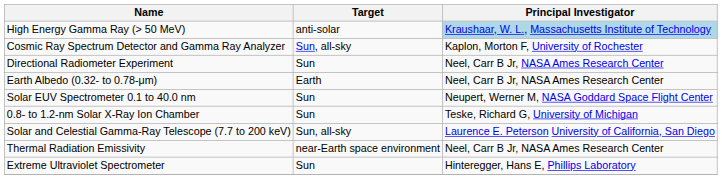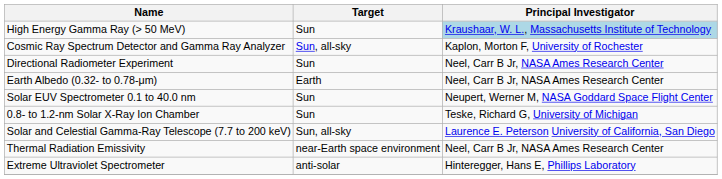(318, 30) anti-solar -> (305, 30) Sun
(305, 166) Sun -> (318, 166) anti-solar
